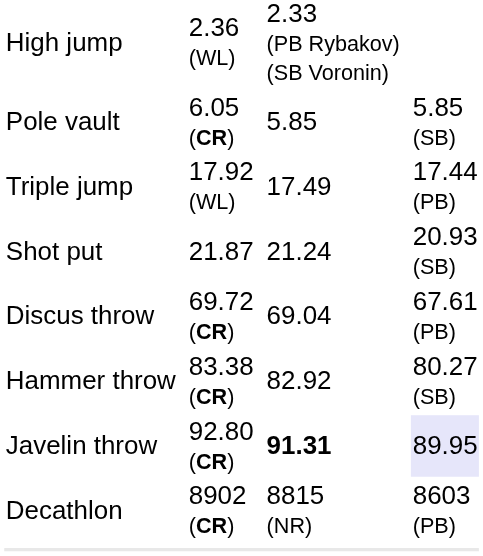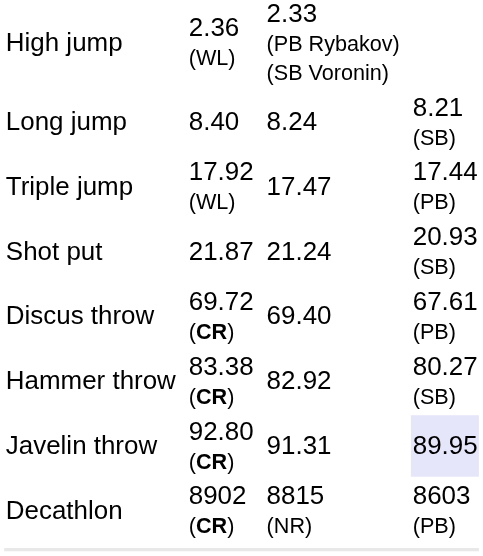- row: (63, 121)
+ row: (66, 121)
(299, 186) 17.49 -> (299, 186) 17.47
(299, 316) 69.04 -> (299, 316) 69.40
(299, 445) bold -> (299, 445) normal
